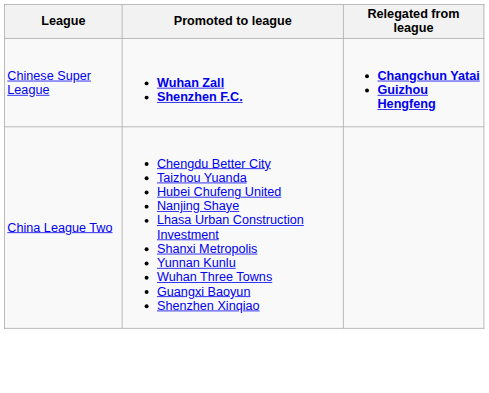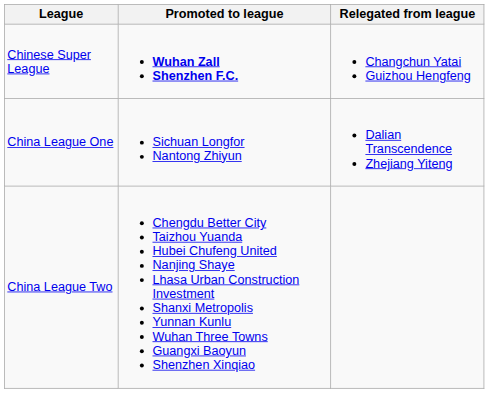(413, 90) bold -> (407, 68) normal
+ row: (60, 142)
